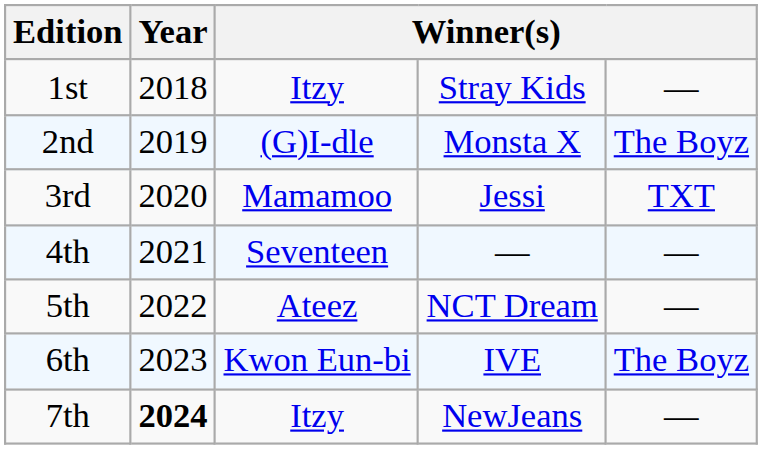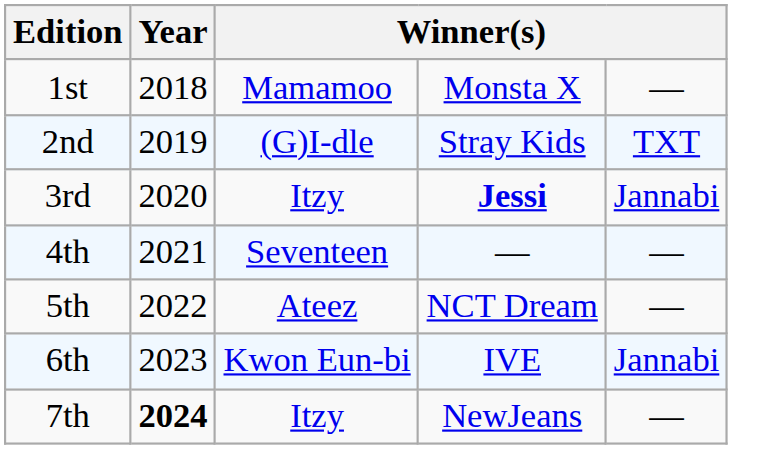(317, 86) Itzy -> (317, 86) Mamamoo
(512, 86) Stray Kids -> (512, 86) Monsta X
(512, 141) Monsta X -> (512, 141) Stray Kids
(681, 141) The Boyz -> (666, 141) TXT
(317, 196) Mamamoo -> (317, 196) Itzy
(512, 196) normal -> (512, 196) bold
(681, 196) TXT -> (667, 196) Jannabi
(681, 360) The Boyz -> (667, 360) Jannabi
